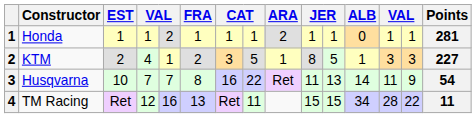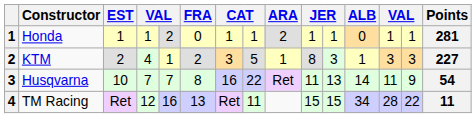(198, 37) 1 -> (198, 37) 0
(334, 58) 5 -> (334, 58) 3
